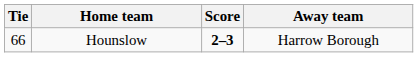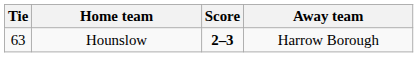(18, 39) 66 -> (18, 39) 63
